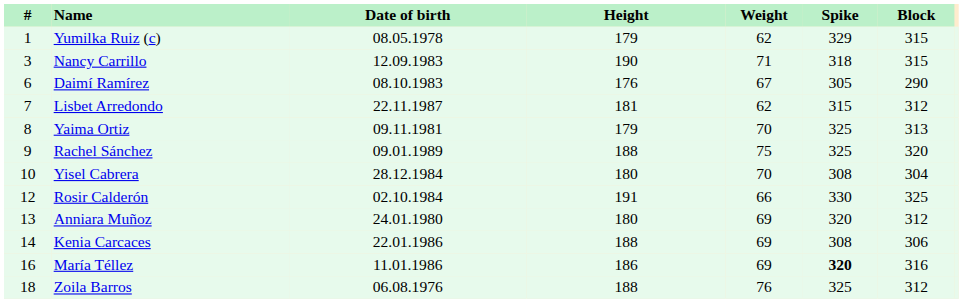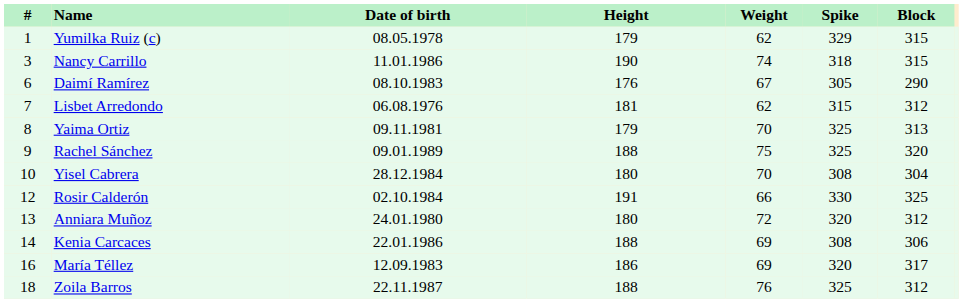(408, 60) 12.09.1983 -> (408, 60) 11.01.1986
(764, 60) 71 -> (764, 60) 74
(408, 106) 22.11.1987 -> (408, 106) 06.08.1976
(764, 219) 69 -> (764, 219) 72
(408, 264) 11.01.1986 -> (408, 264) 12.09.1983
(840, 264) bold -> (840, 264) normal
(916, 264) 316 -> (916, 264) 317
(408, 287) 06.08.1976 -> (408, 287) 22.11.1987
